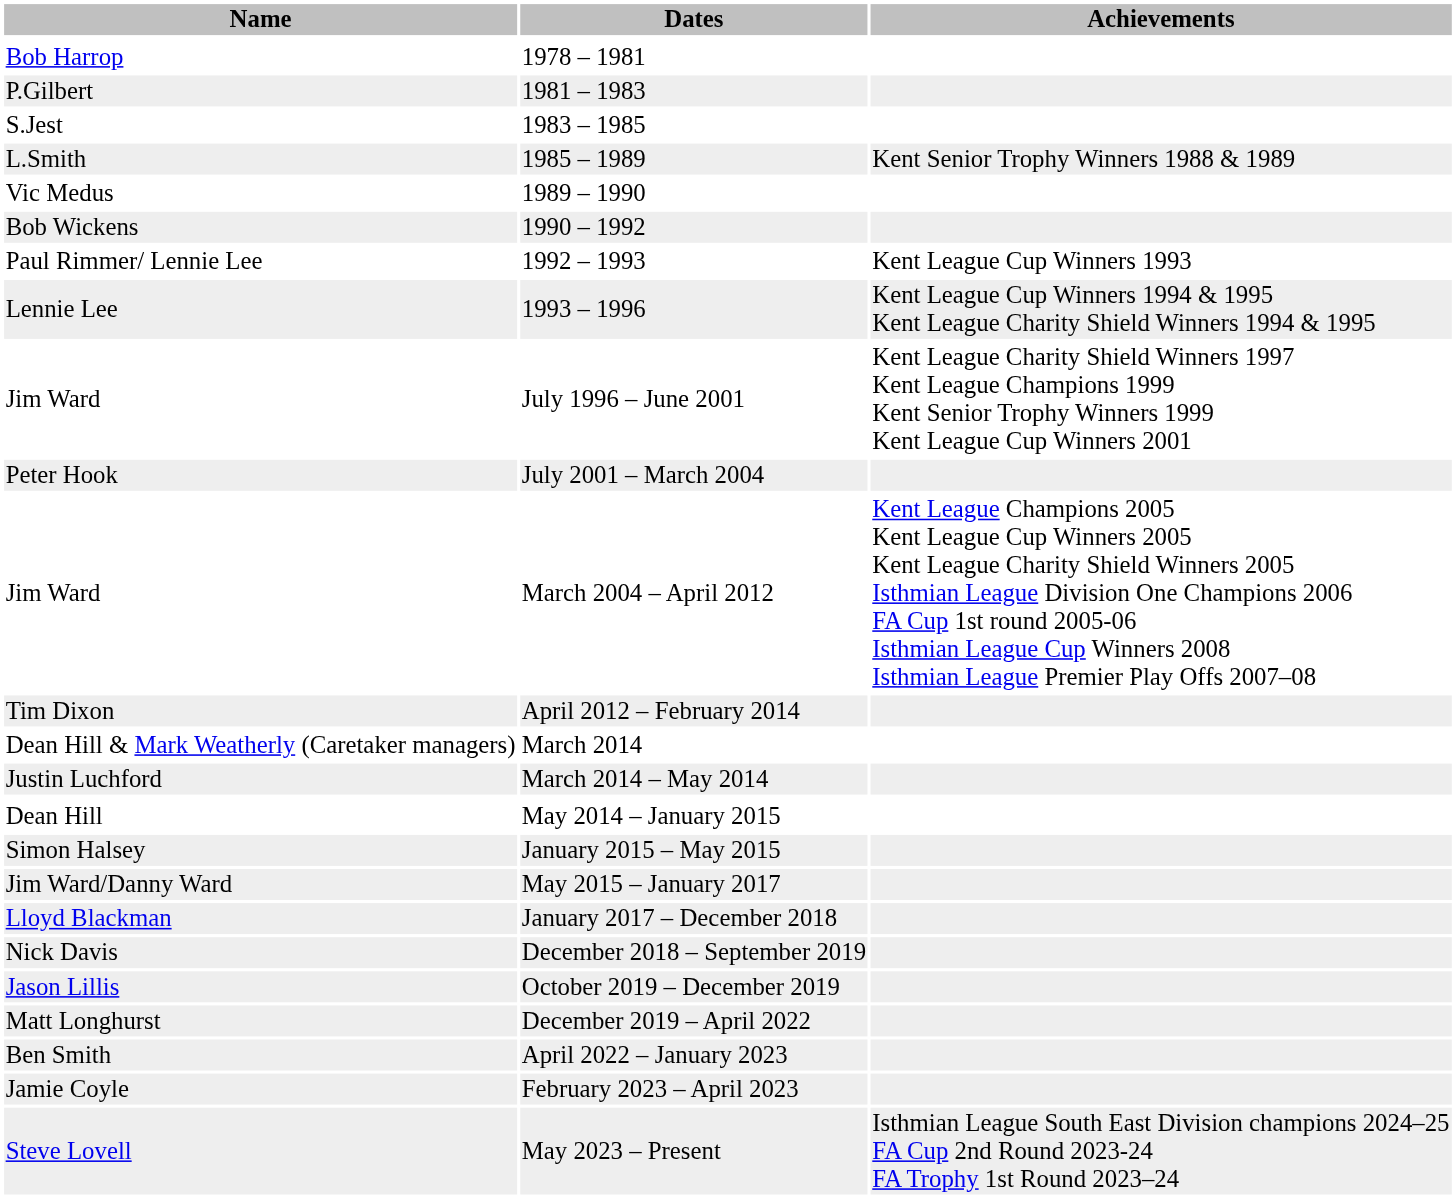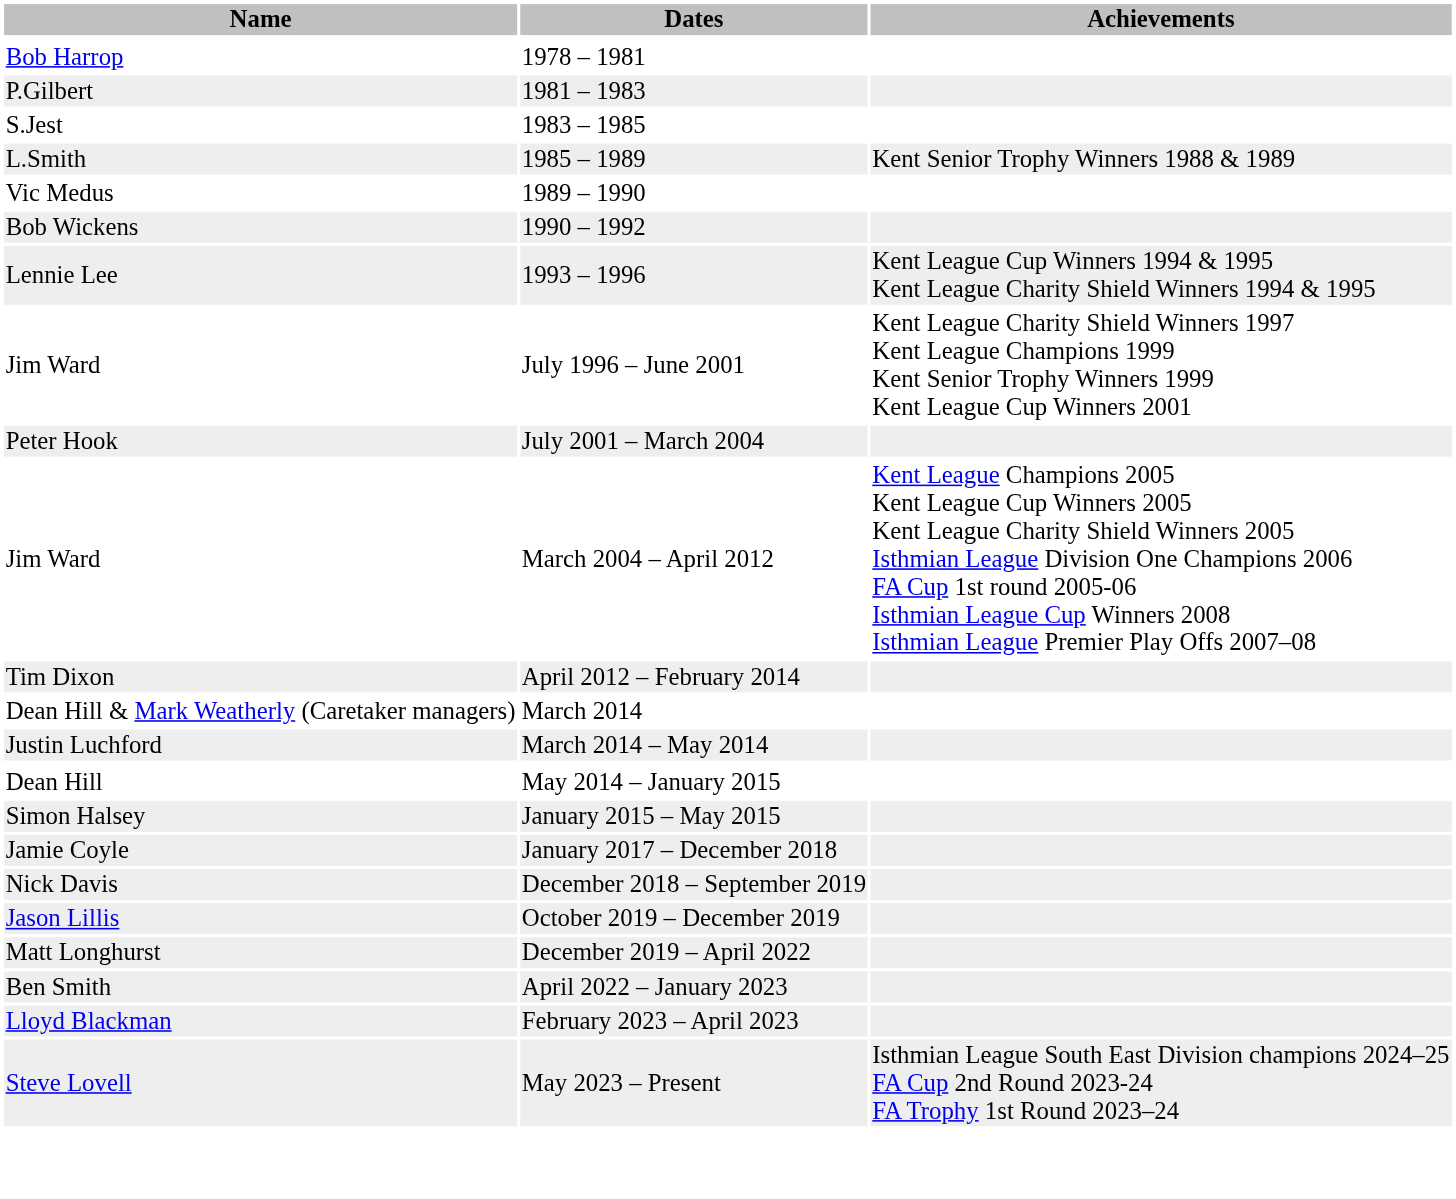- row: (584, 261)
- row: (651, 884)
(89, 918) Lloyd Blackman -> (67, 850) Jamie Coyle
(67, 1088) Jamie Coyle -> (89, 1020) Lloyd Blackman
